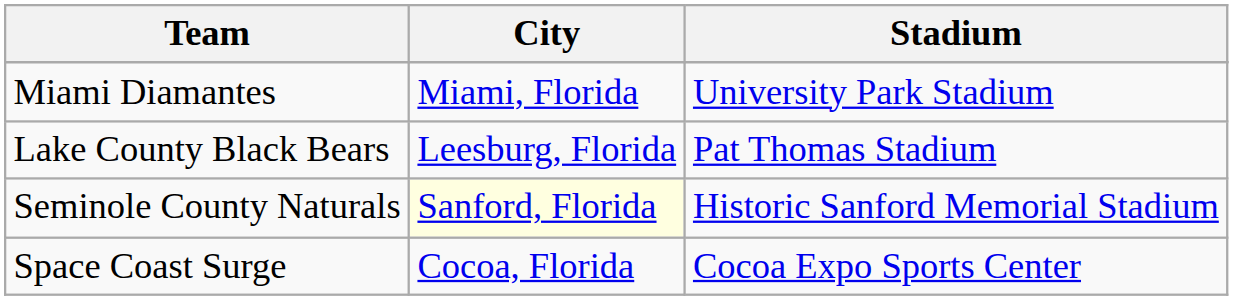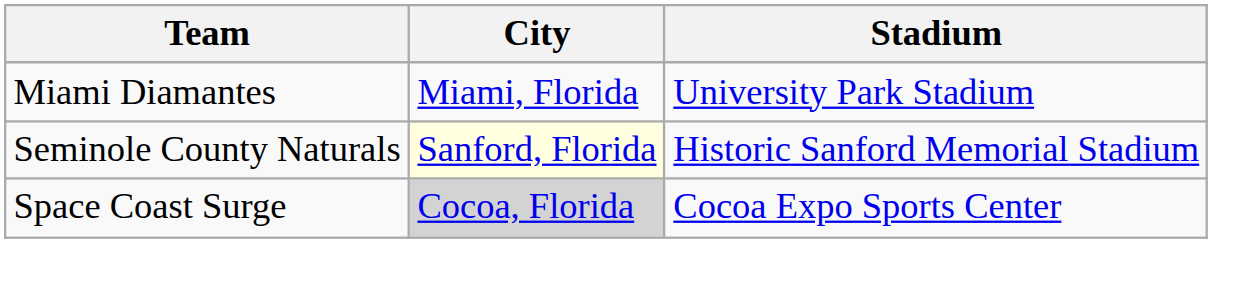- row: (201, 149)
(526, 264) no background -> (526, 206) lightgrey background
